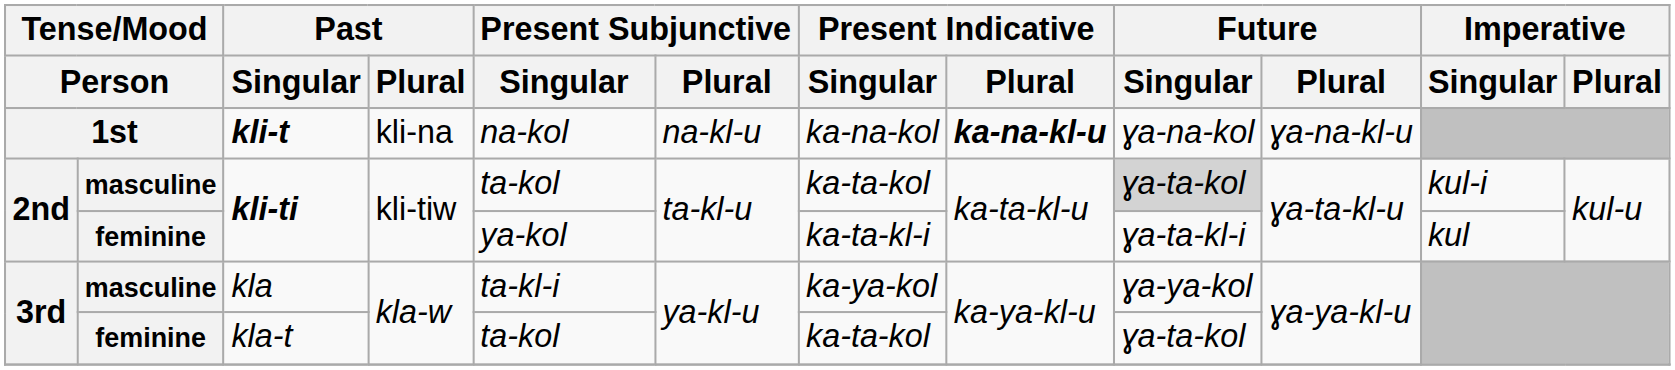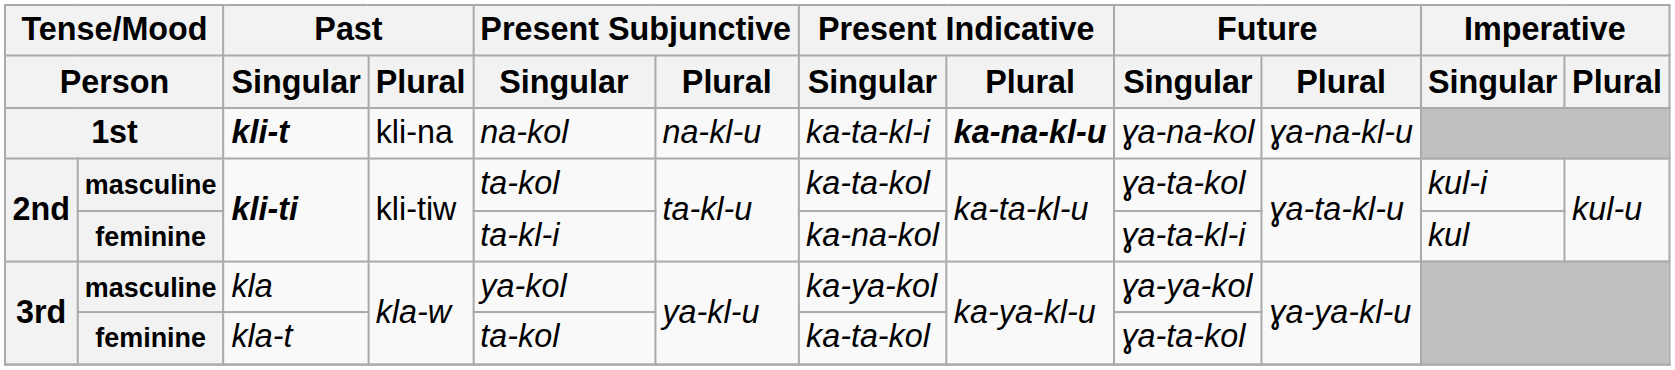(872, 132) ka-na-kol -> (868, 132) ka-ta-kl-i
(1183, 183) lightgrey background -> (1183, 183) no background
(523, 235) ya-kol -> (520, 235) ta-kl-i
(868, 235) ka-ta-kl-i -> (872, 235) ka-na-kol
(520, 286) ta-kl-i -> (523, 286) ya-kol
